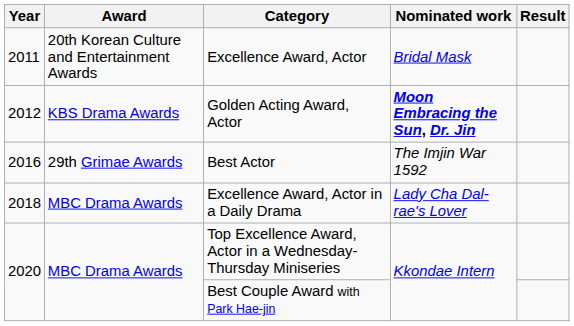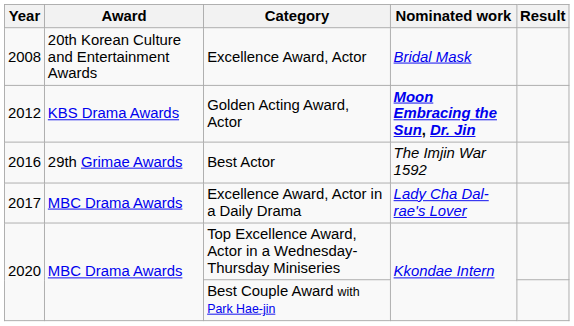(24, 56) 2011 -> (24, 56) 2008
(24, 202) 2018 -> (24, 202) 2017
